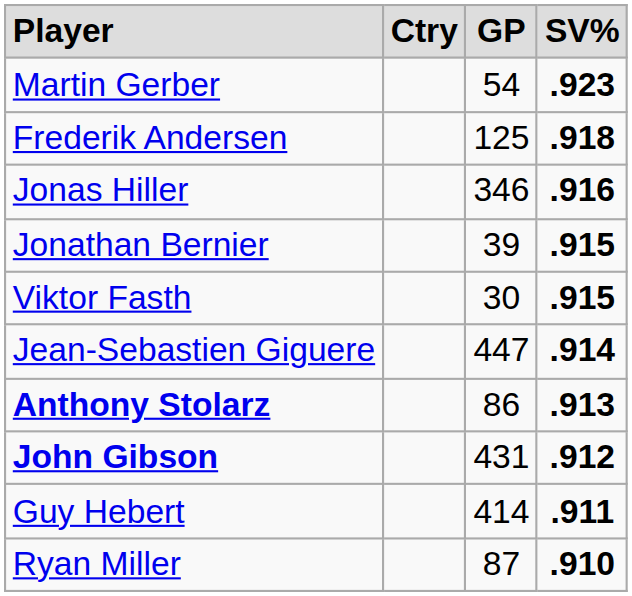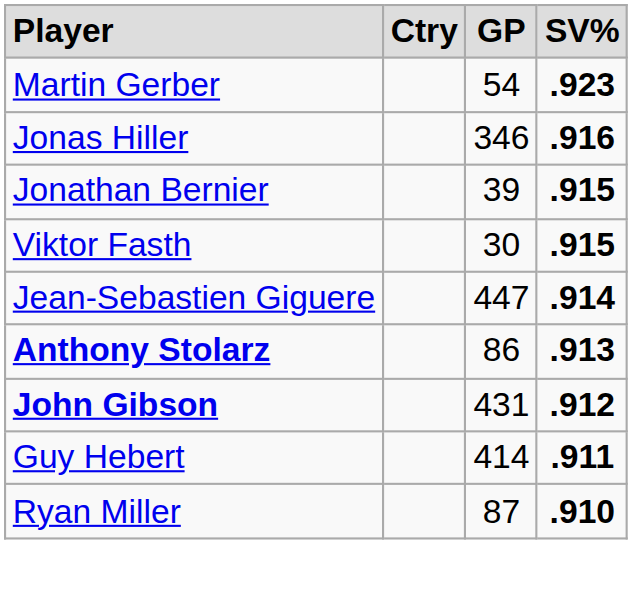- row: (150, 137)
